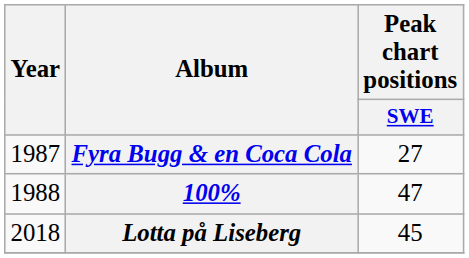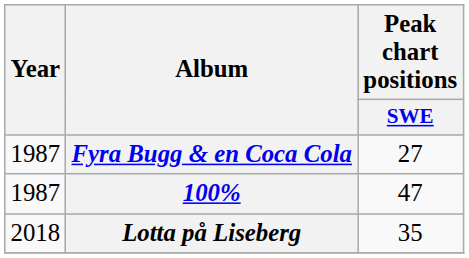(35, 193) 1988 -> (35, 193) 1987
(410, 232) 45 -> (410, 232) 35
